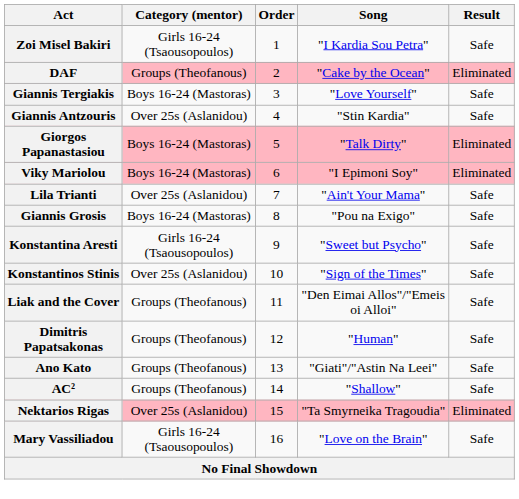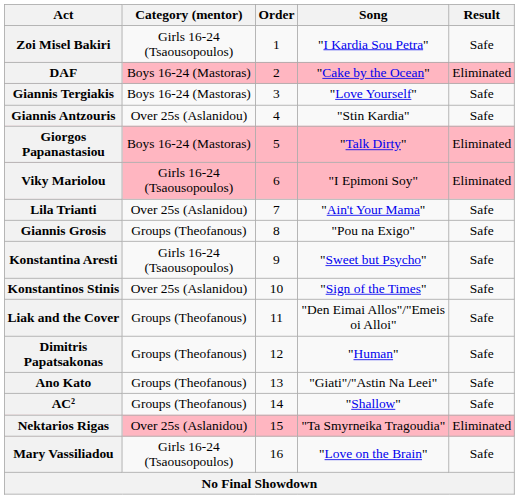(189, 72) Groups (Theofanous) -> (189, 72) Boys 16-24 (Mastoras)
(189, 173) Boys 16-24 (Mastoras) -> (189, 180) Girls 16-24 (Tsaousopoulos)
(189, 215) Boys 16-24 (Mastoras) -> (189, 231) Groups (Theofanous)
